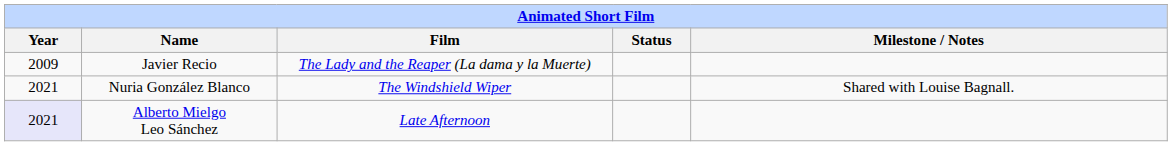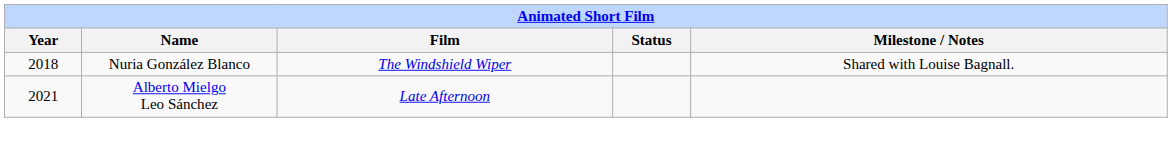- row: (179, 64)
(43, 87) 2021 -> (43, 64) 2018
(43, 120) lavender background -> (43, 96) no background
